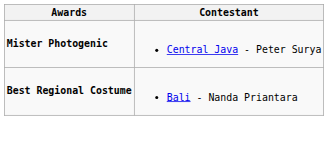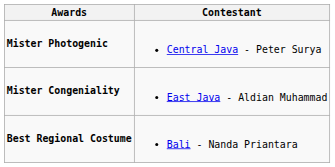+ row: (63, 91)
